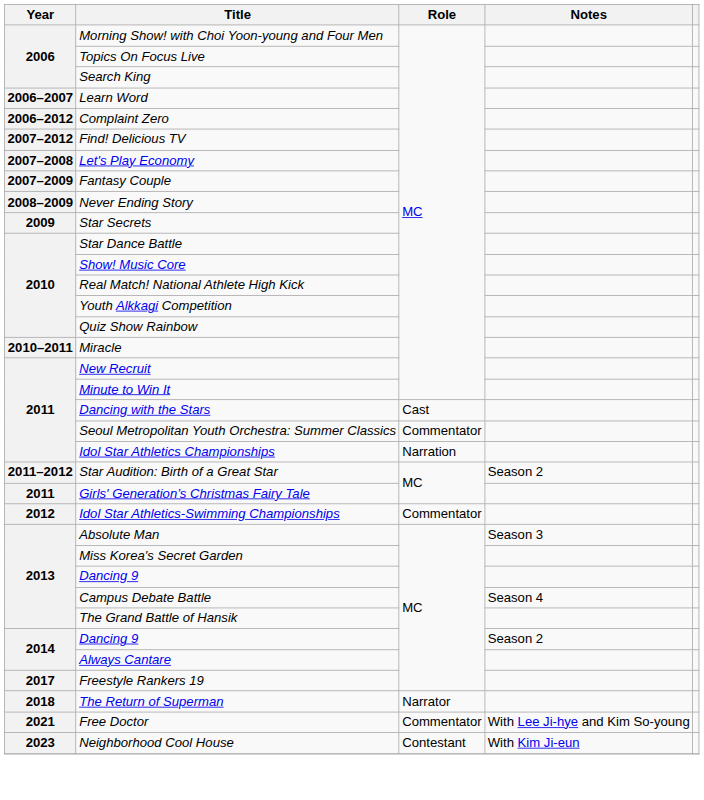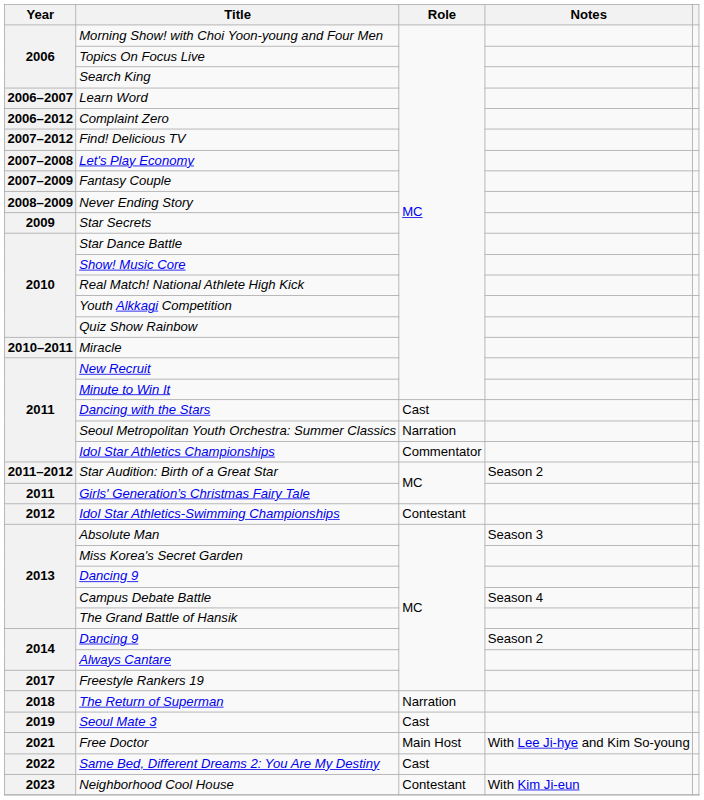(442, 431) Commentator -> (429, 431) Narration
(429, 451) Narration -> (442, 451) Commentator
(442, 514) Commentator -> (434, 514) Contestant
(426, 701) Narrator -> (429, 701) Narration
+ row: (40, 722)
(442, 722) Commentator -> (432, 743) Main Host
+ row: (40, 763)
